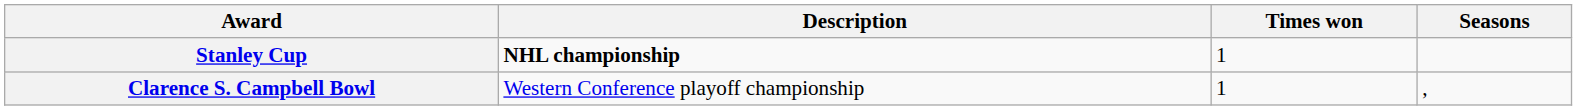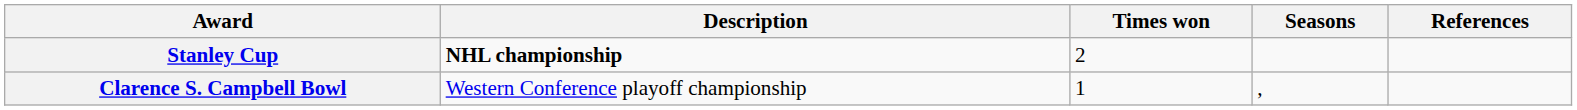+ column: (1480, 21)
(1221, 54) 1 -> (1080, 54) 2
